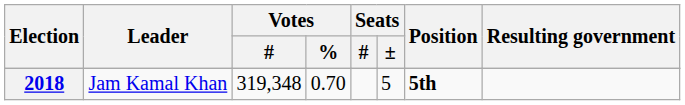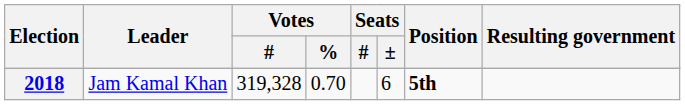(269, 83) 319,348 -> (269, 83) 319,328
(386, 83) 5 -> (386, 83) 6
